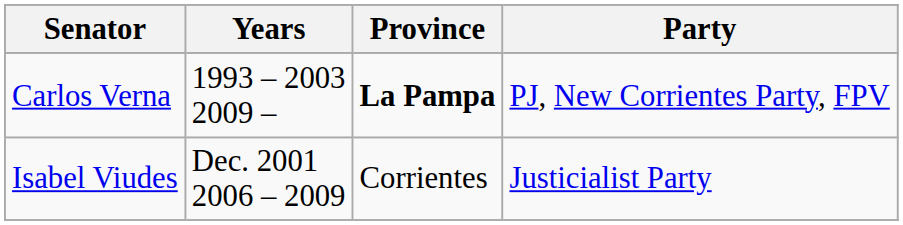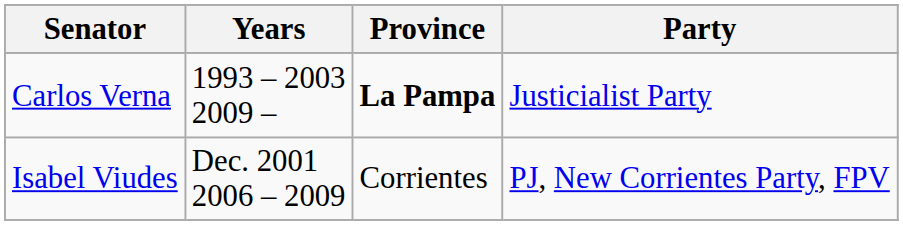(700, 94) PJ, New Corrientes Party, FPV -> (611, 94) Justicialist Party
(611, 178) Justicialist Party -> (700, 178) PJ, New Corrientes Party, FPV
